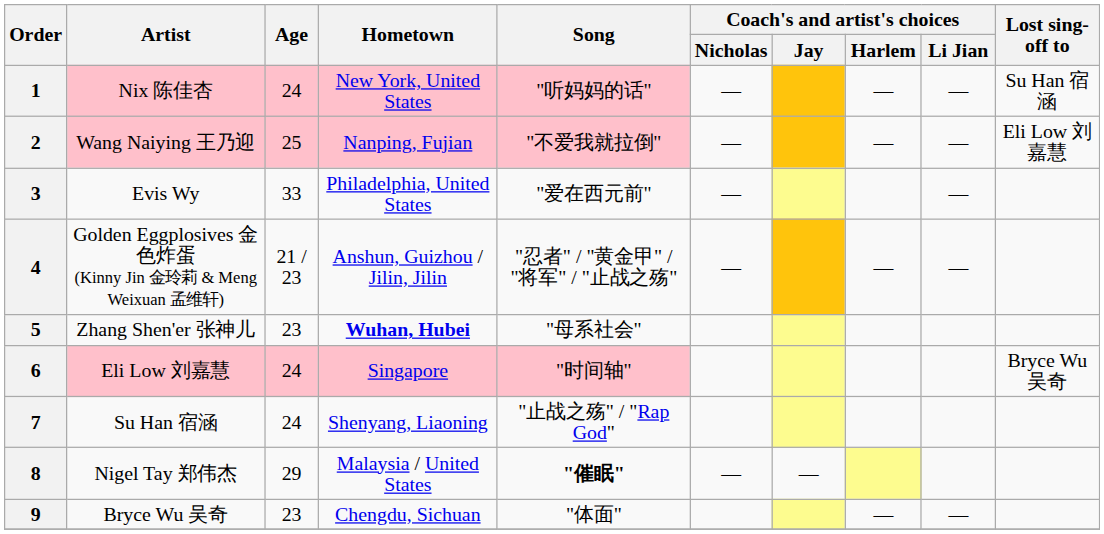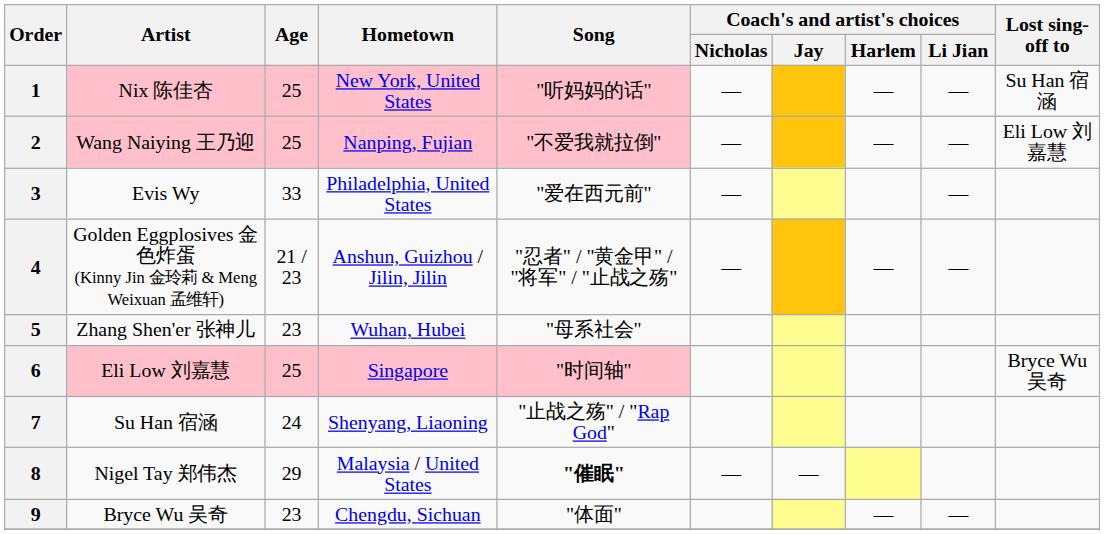(292, 91) 24 -> (292, 91) 25
(408, 330) bold -> (408, 330) normal
(292, 371) 24 -> (292, 371) 25
